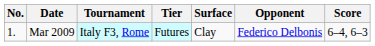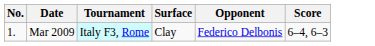- column: (172, 13)
